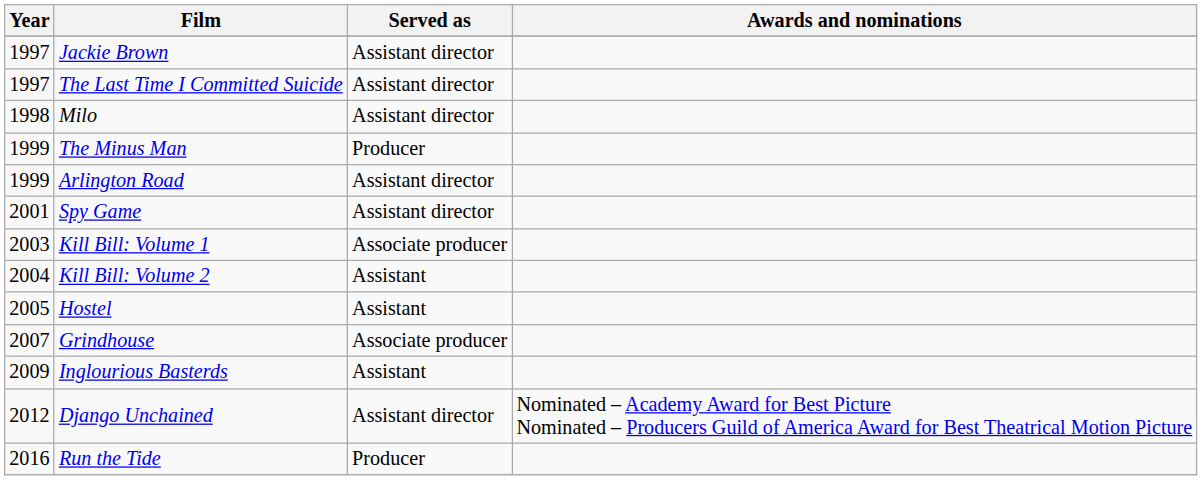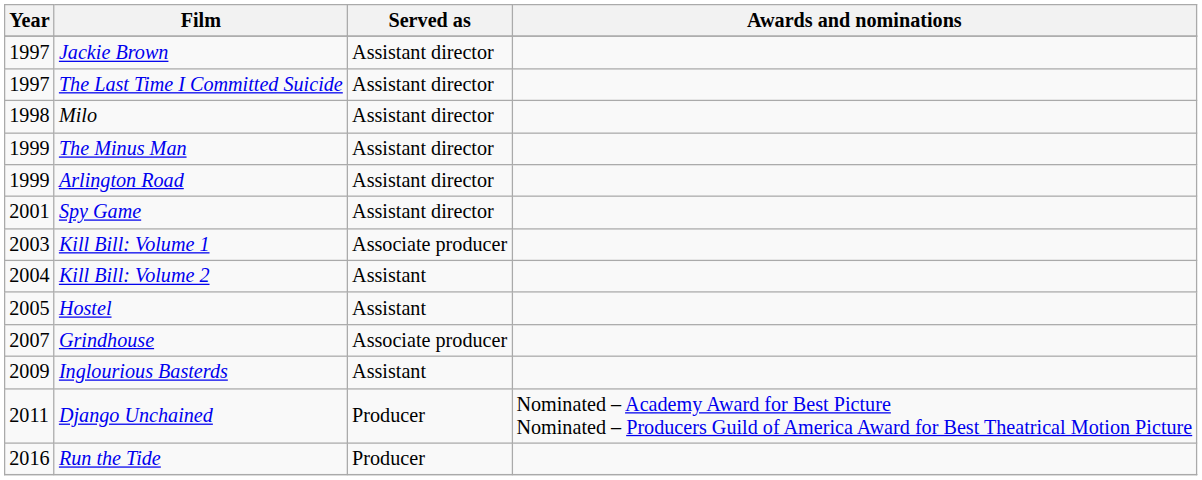(388, 148) Producer -> (423, 148) Assistant director
(29, 415) 2012 -> (29, 415) 2011
(423, 415) Assistant director -> (388, 415) Producer
